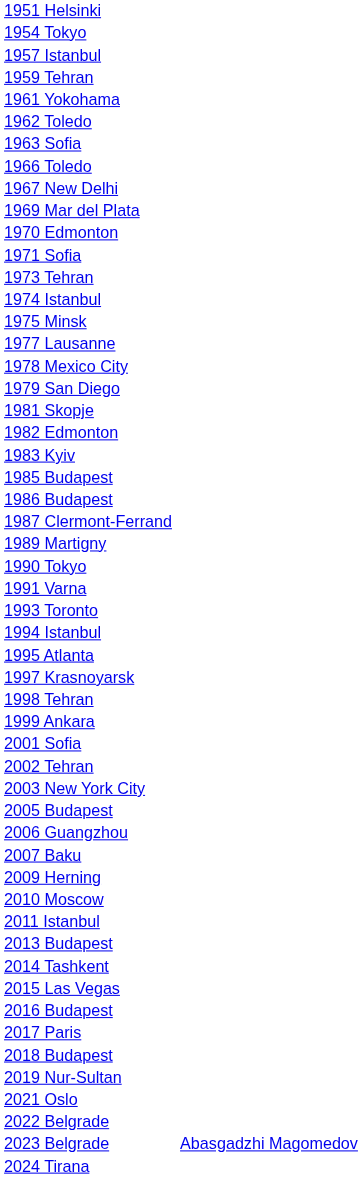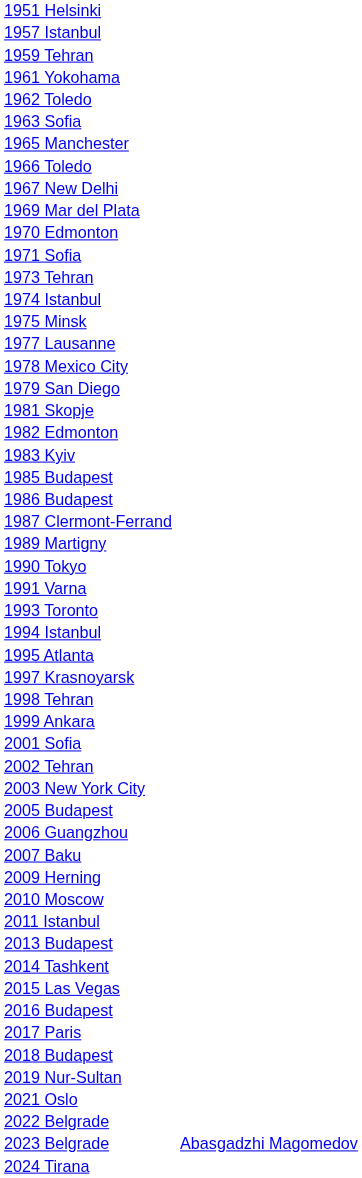- row: (45, 33)
+ row: (66, 144)
